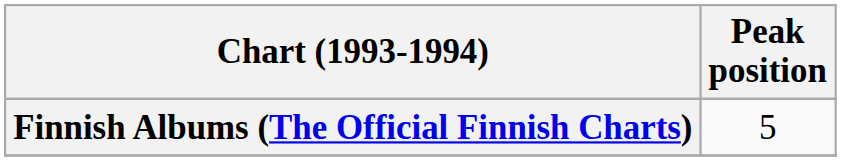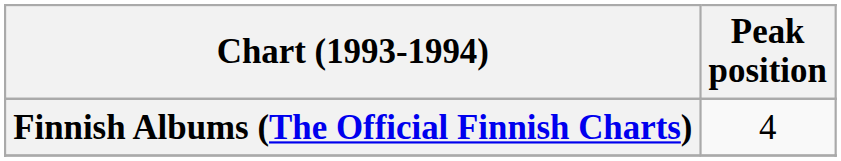(768, 126) 5 -> (768, 126) 4
